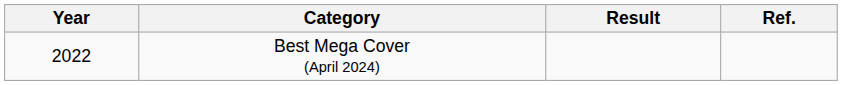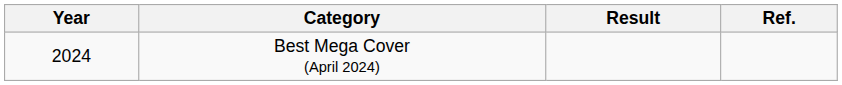(71, 56) 2022 -> (71, 56) 2024
